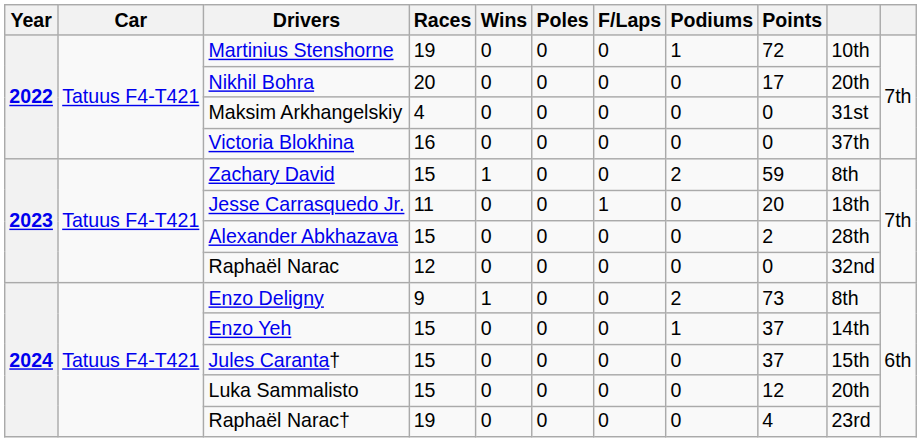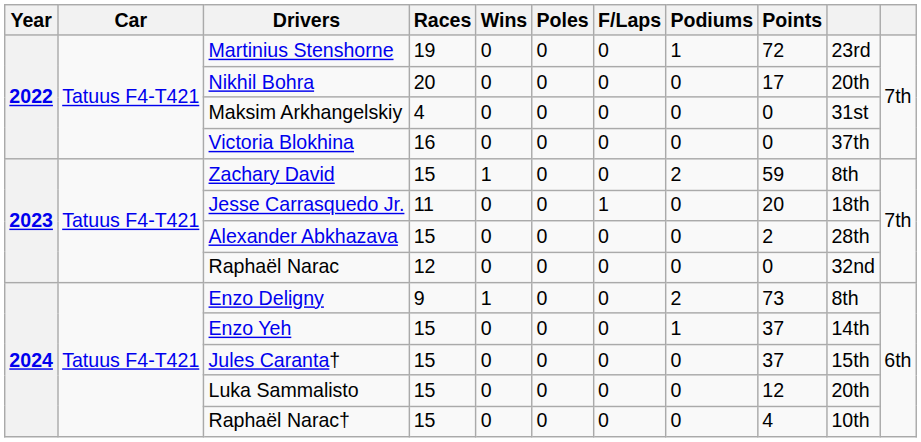(850, 51) 10th -> (851, 51) 23rd
(425, 421) 19 -> (425, 421) 15
(851, 421) 23rd -> (850, 421) 10th
